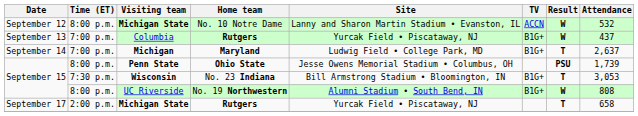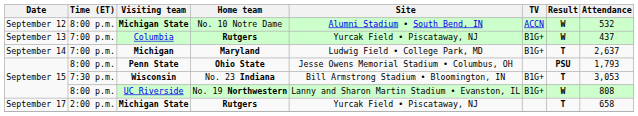(406, 25) Lanny and Sharon Martin Stadium • Evanston, IL -> (406, 25) Alumni Stadium • South Bend, IN
(607, 65) 1,739 -> (607, 65) 1,793
(406, 92) Alumni Stadium • South Bend, IN -> (406, 92) Lanny and Sharon Martin Stadium • Evanston, IL
